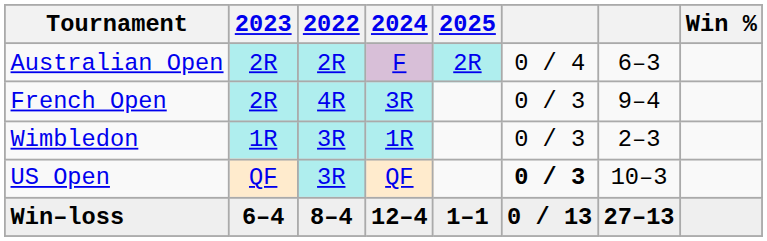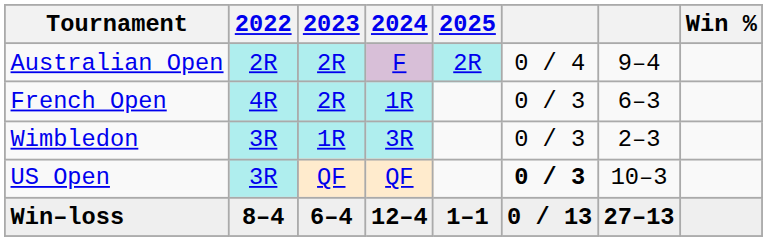columns swapped: (331, 24) <-> (263, 24)
(639, 63) 6–3 -> (639, 63) 9–4
(399, 101) 3R -> (399, 101) 1R
(639, 101) 9–4 -> (639, 101) 6–3
(399, 140) 1R -> (399, 140) 3R
